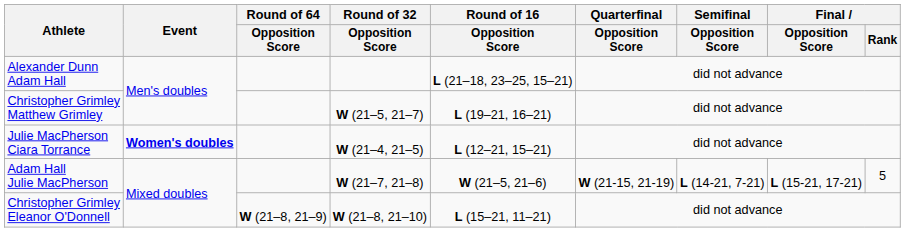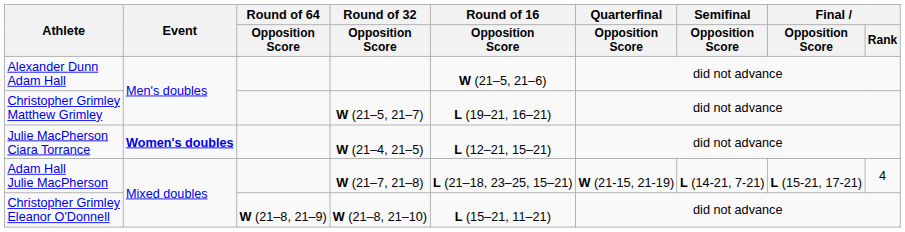(503, 81) L (21–18, 23–25, 15–21) -> (503, 81) W (21–5, 21–6)
(503, 183) W (21–5, 21–6) -> (503, 183) L (21–18, 23–25, 15–21)
(883, 176) 5 -> (883, 176) 4
